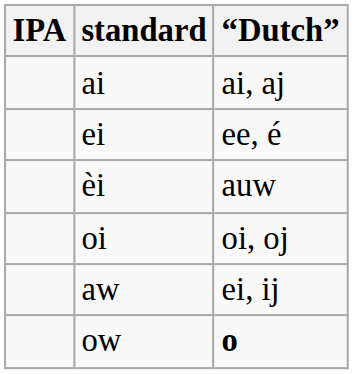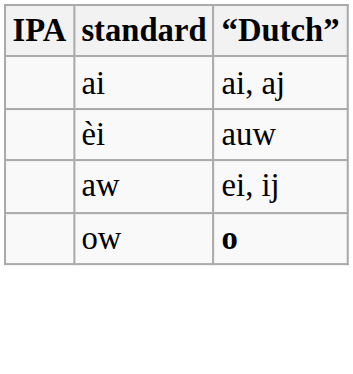- row: (93, 133)
- row: (94, 237)
